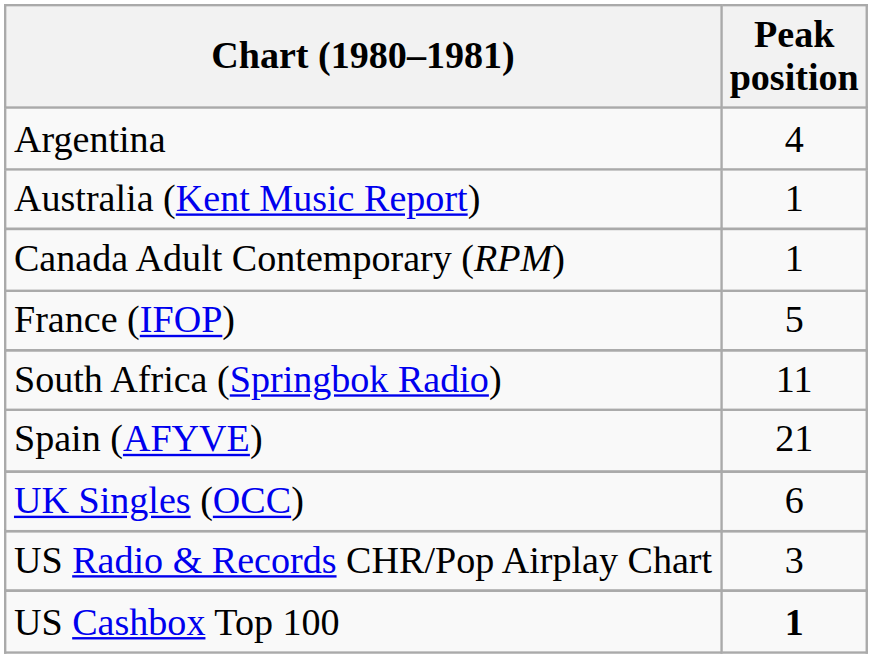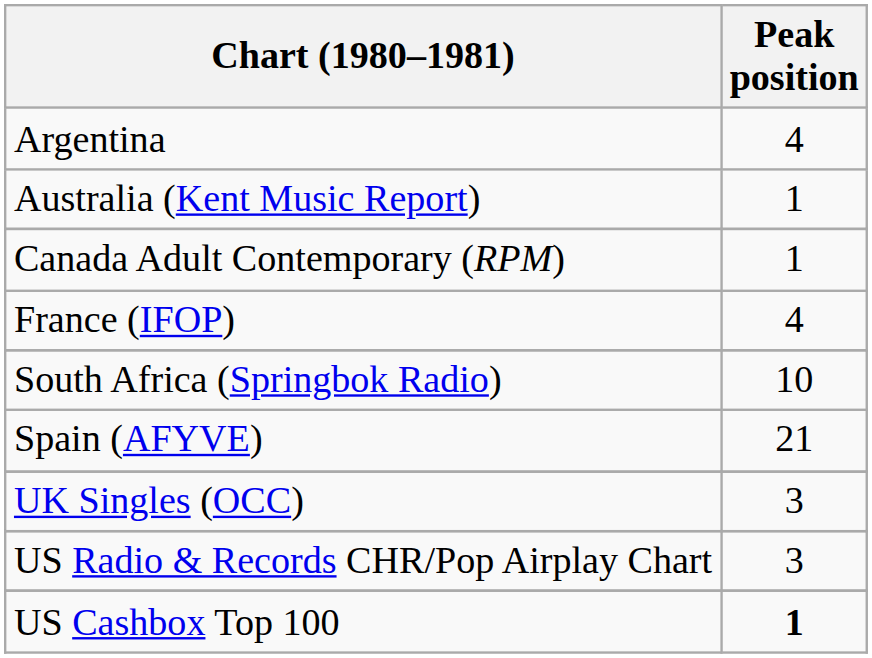(794, 319) 5 -> (794, 319) 4
(794, 379) 11 -> (794, 379) 10
(794, 500) 6 -> (794, 500) 3
